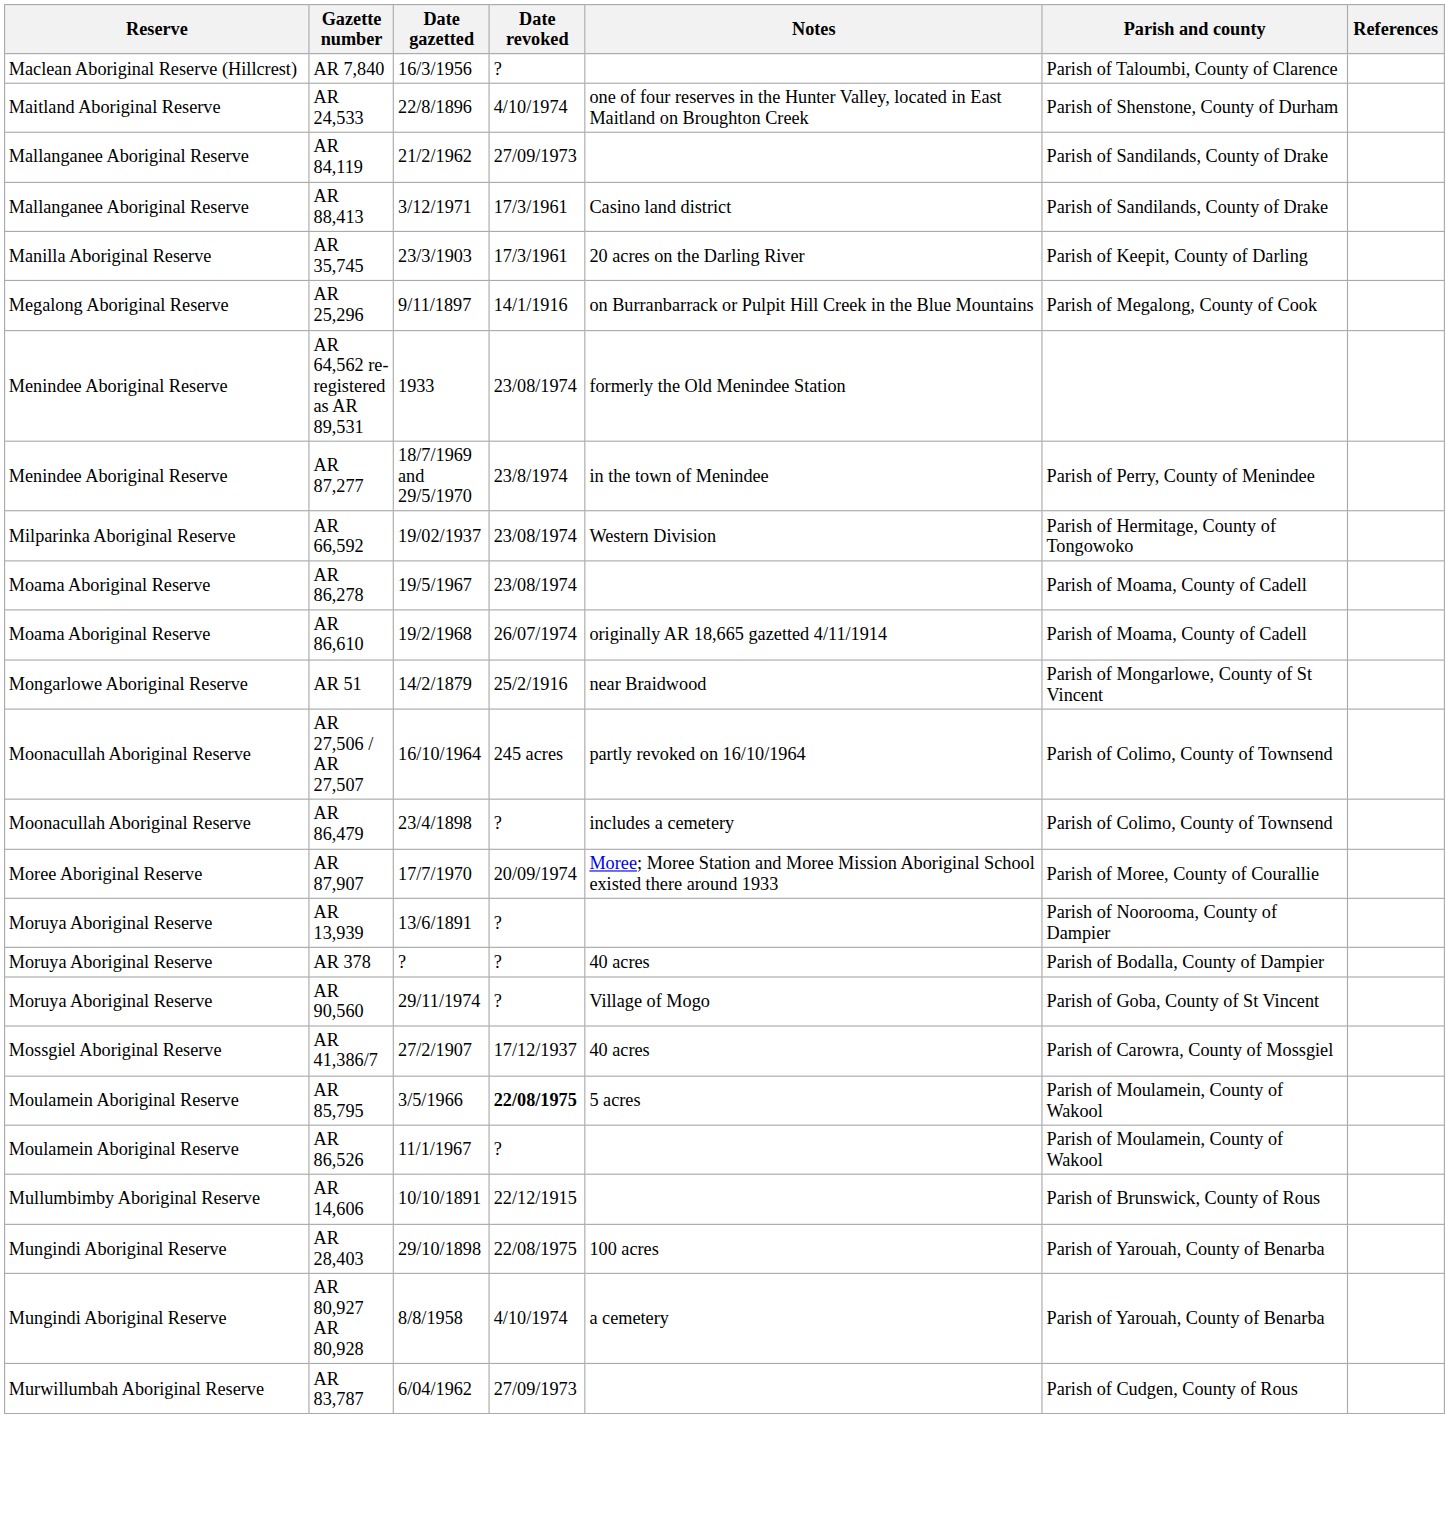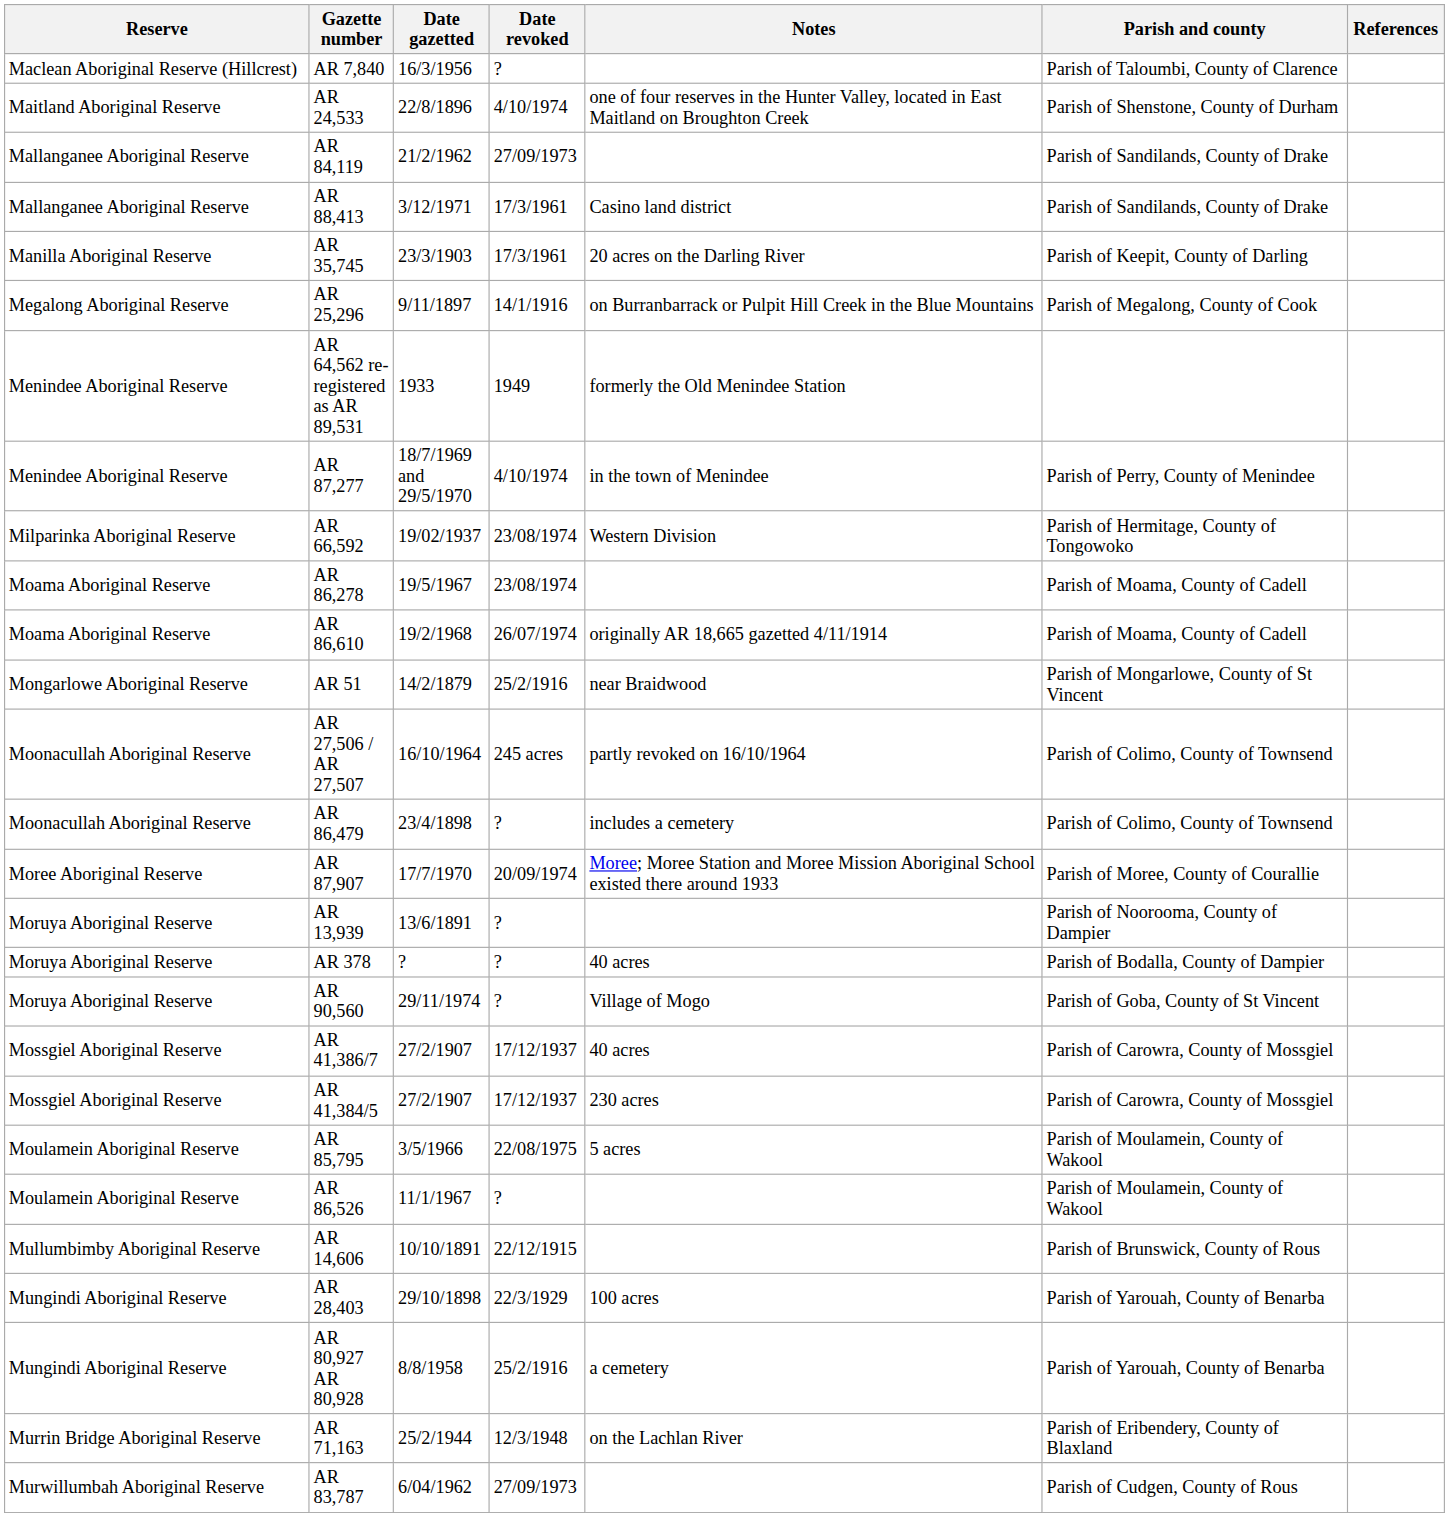(535, 385) 23/08/1974 -> (512, 385) 1949
(531, 476) 23/8/1974 -> (531, 476) 4/10/1974
+ row: (346, 1100)
(535, 1100) bold -> (535, 1149) normal
(535, 1248) 22/08/1975 -> (531, 1298) 22/3/1929
(531, 1318) 4/10/1974 -> (531, 1368) 25/2/1916
+ row: (339, 1437)
